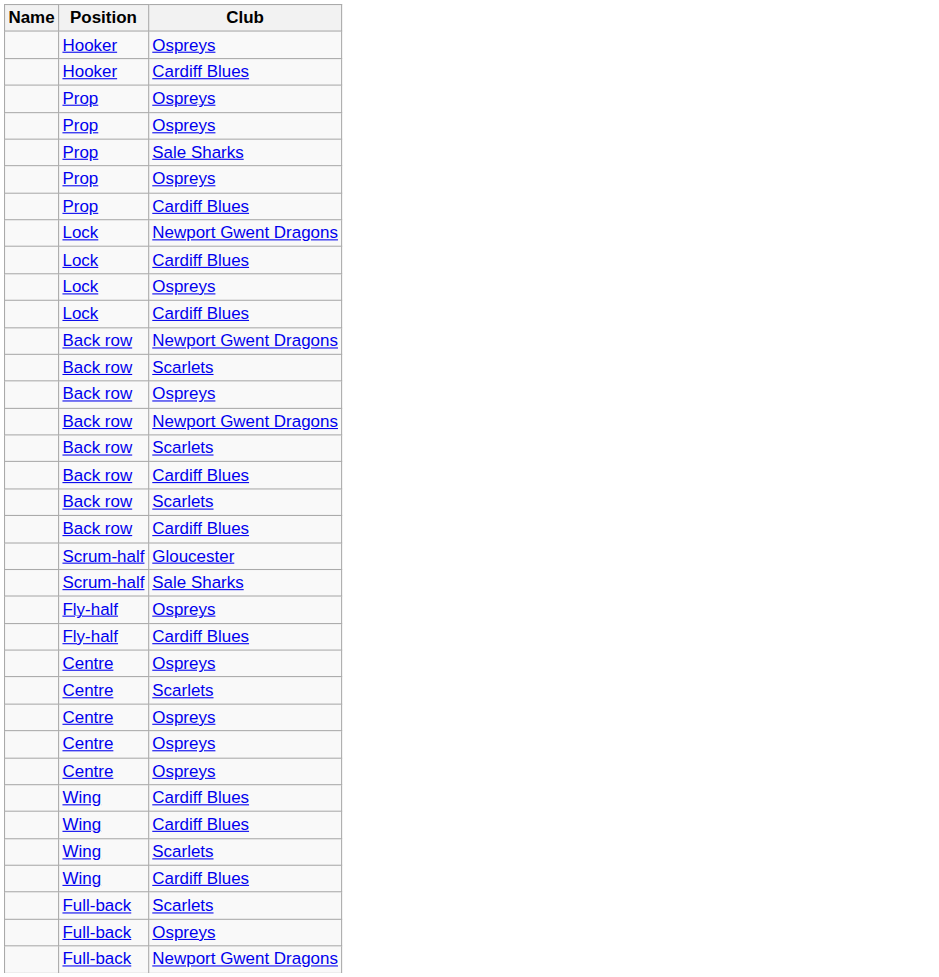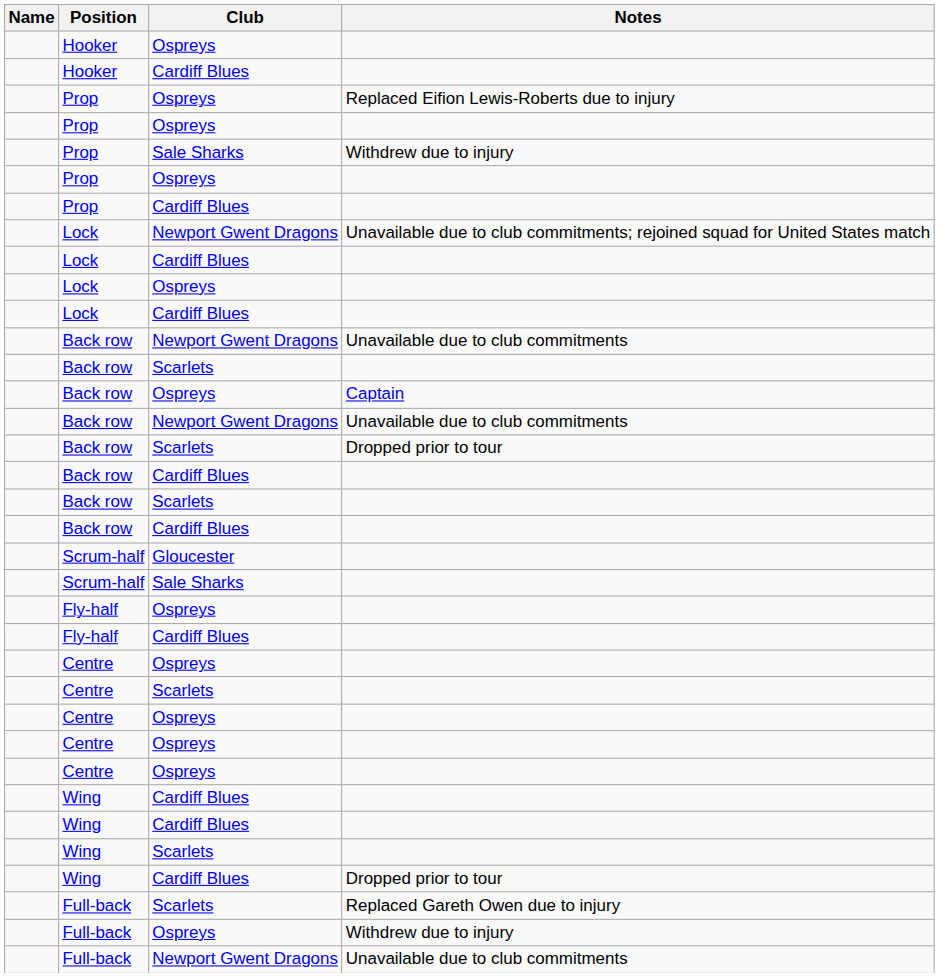+ column: (638, 17)
